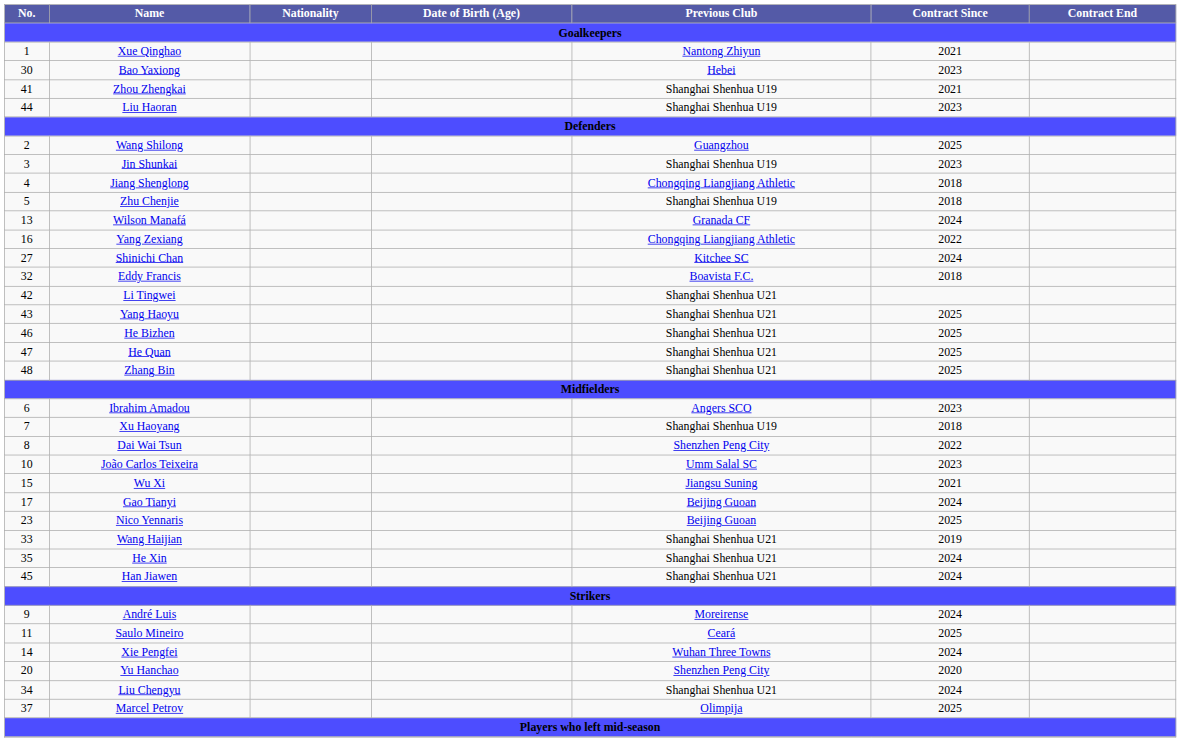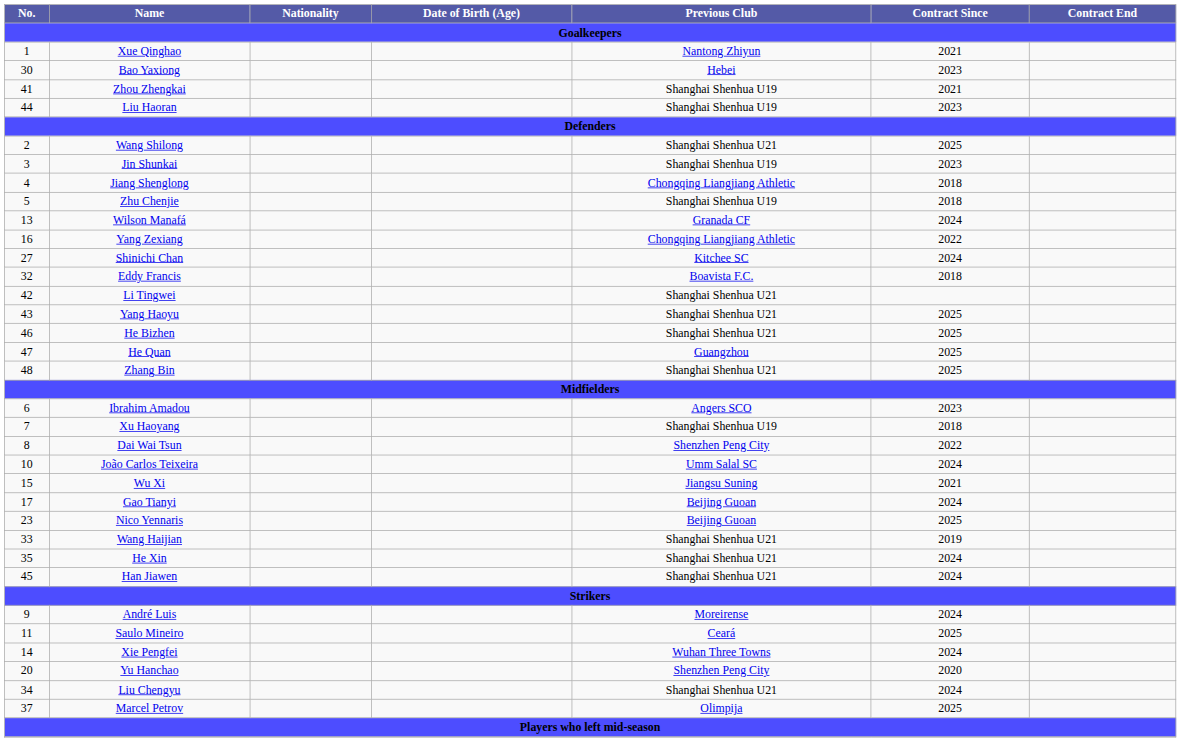(721, 145) Guangzhou -> (721, 145) Shanghai Shenhua U21
(721, 351) Shanghai Shenhua U21 -> (721, 351) Guangzhou
(950, 464) 2023 -> (950, 464) 2024
